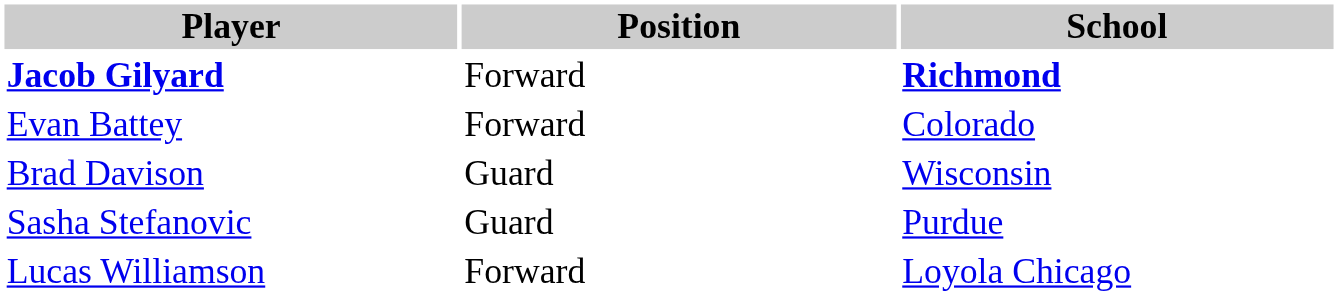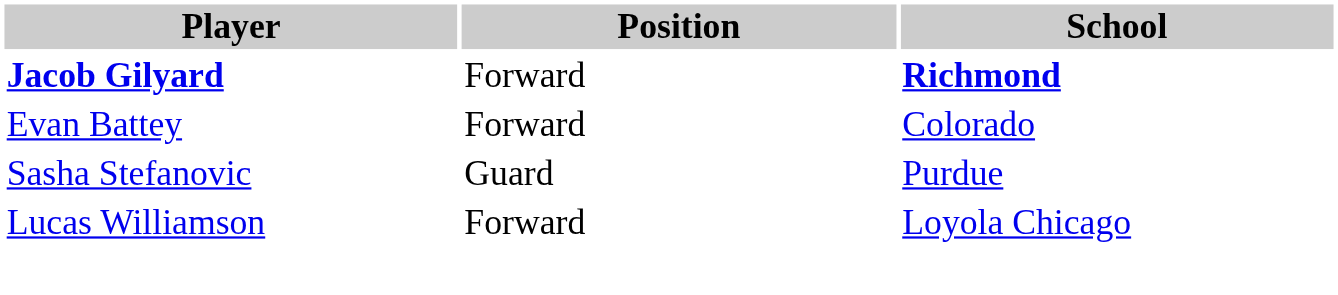- row: (105, 173)
